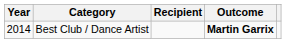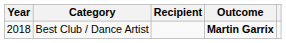(19, 30) 2014 -> (19, 30) 2018
